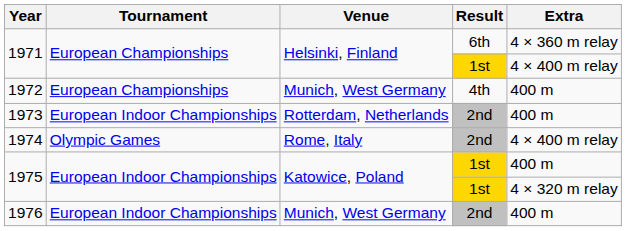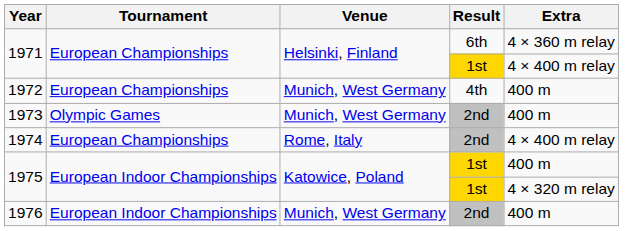(163, 115) European Indoor Championships -> (105, 115) Olympic Games
(366, 115) Rotterdam, Netherlands -> (365, 115) Munich, West Germany
(105, 139) Olympic Games -> (139, 139) European Championships
